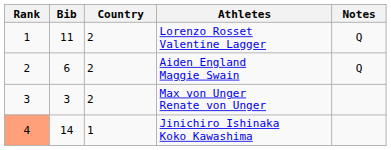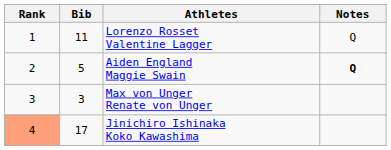- column: (121, 13)
(67, 69) 6 -> (81, 69) 5
(359, 69) normal -> (353, 69) bold
(67, 130) 14 -> (81, 130) 17
